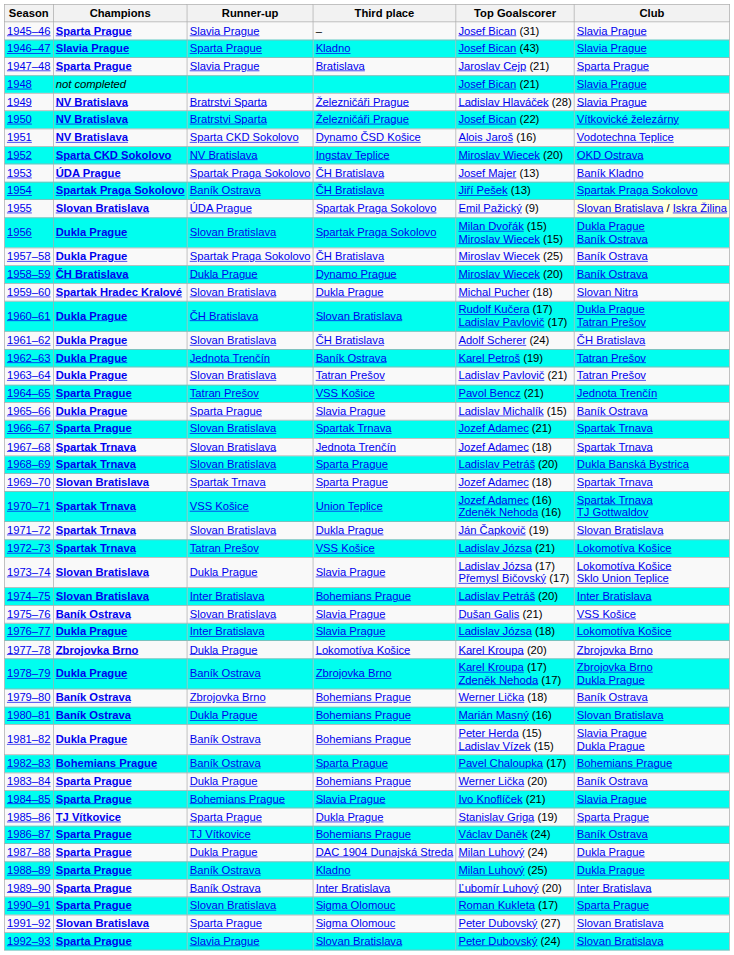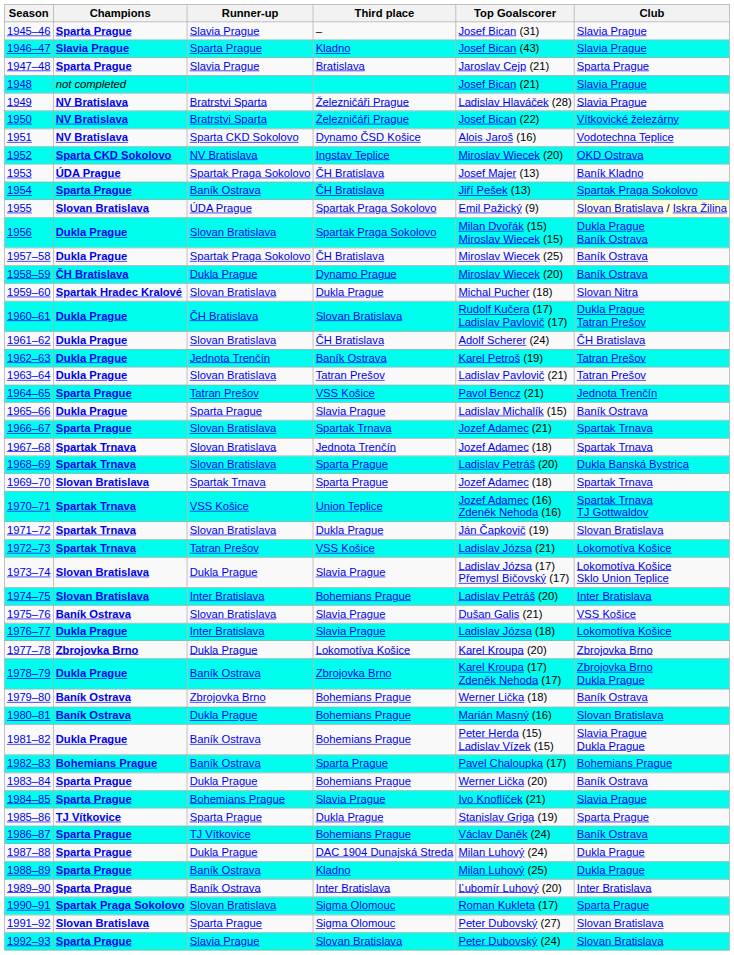(120, 191) Spartak Praga Sokolovo -> (94, 191) Sparta Prague
(94, 906) Sparta Prague -> (120, 906) Spartak Praga Sokolovo
